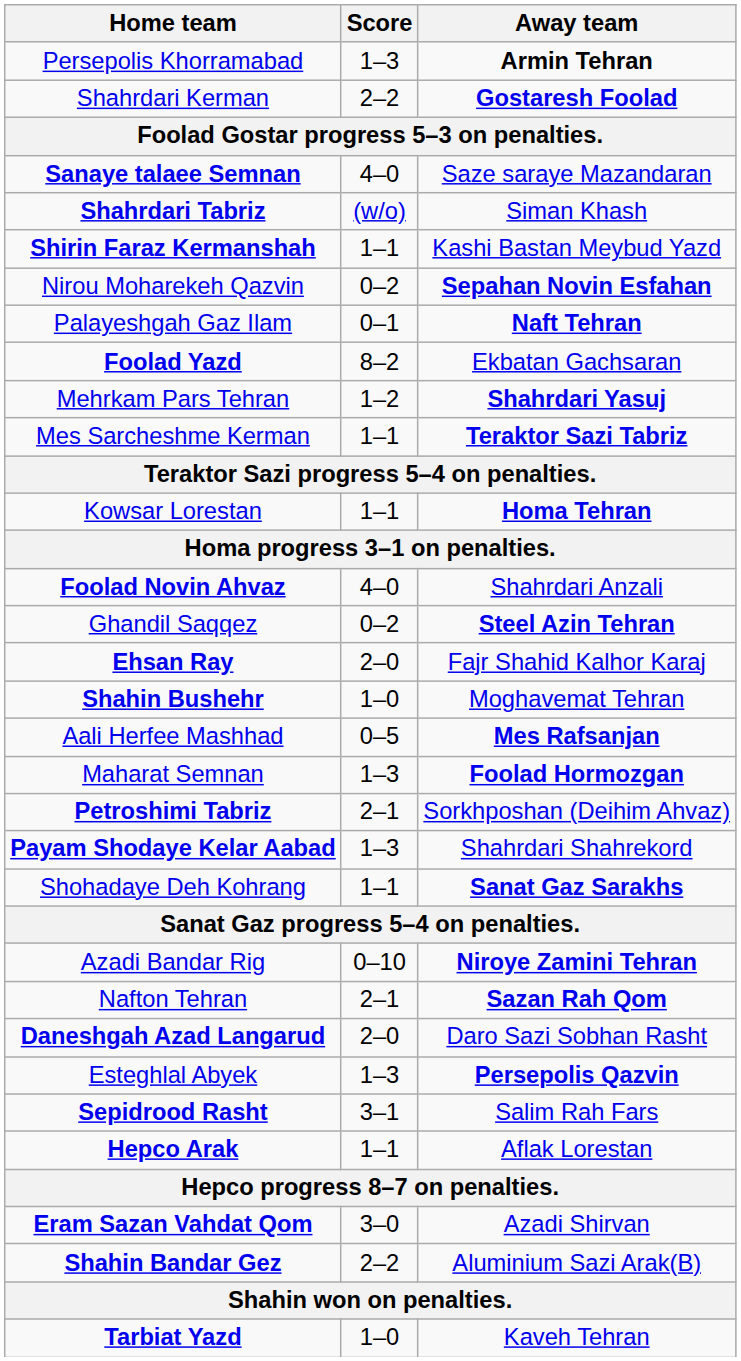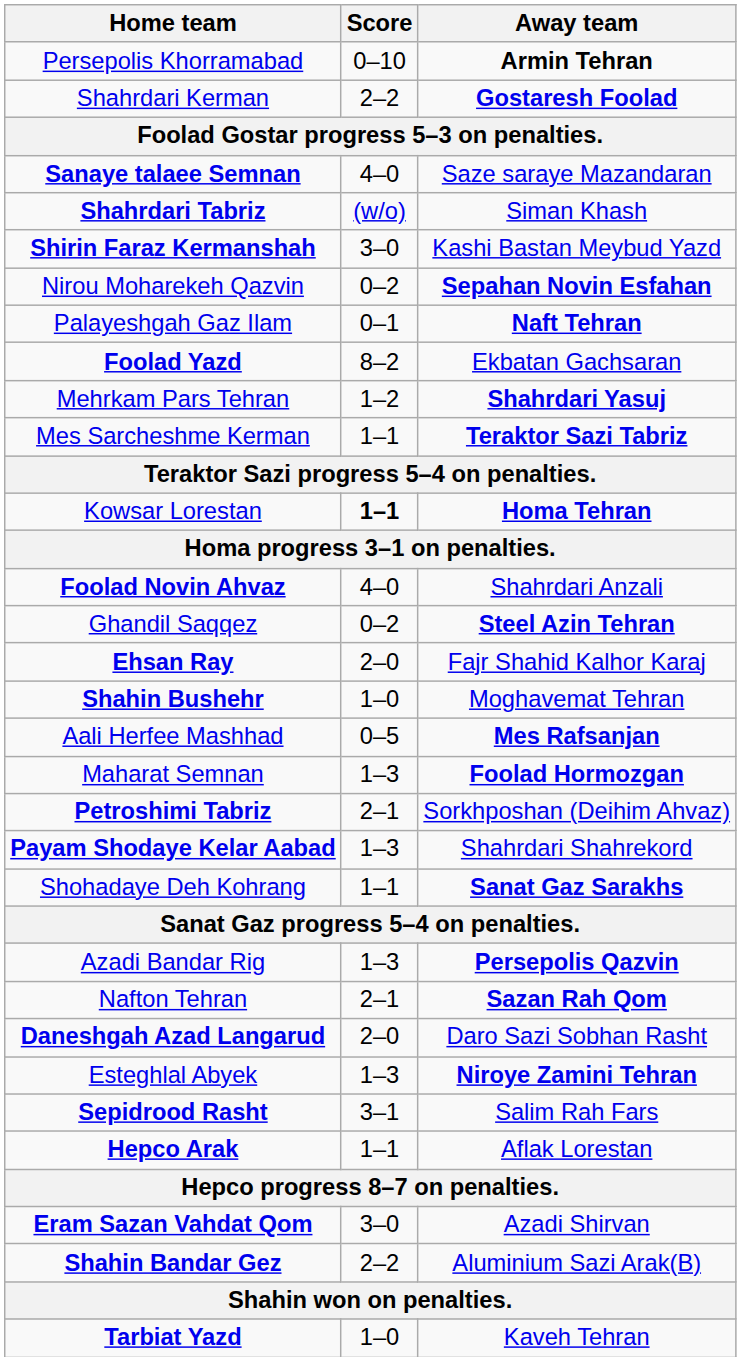(380, 60) 1–3 -> (380, 60) 0–10
(380, 248) 1–1 -> (380, 248) 3–0
(380, 511) normal -> (380, 511) bold
(380, 962) 0–10 -> (380, 962) 1–3
(577, 962) Niroye Zamini Tehran -> (577, 962) Persepolis Qazvin
(577, 1074) Persepolis Qazvin -> (577, 1074) Niroye Zamini Tehran
